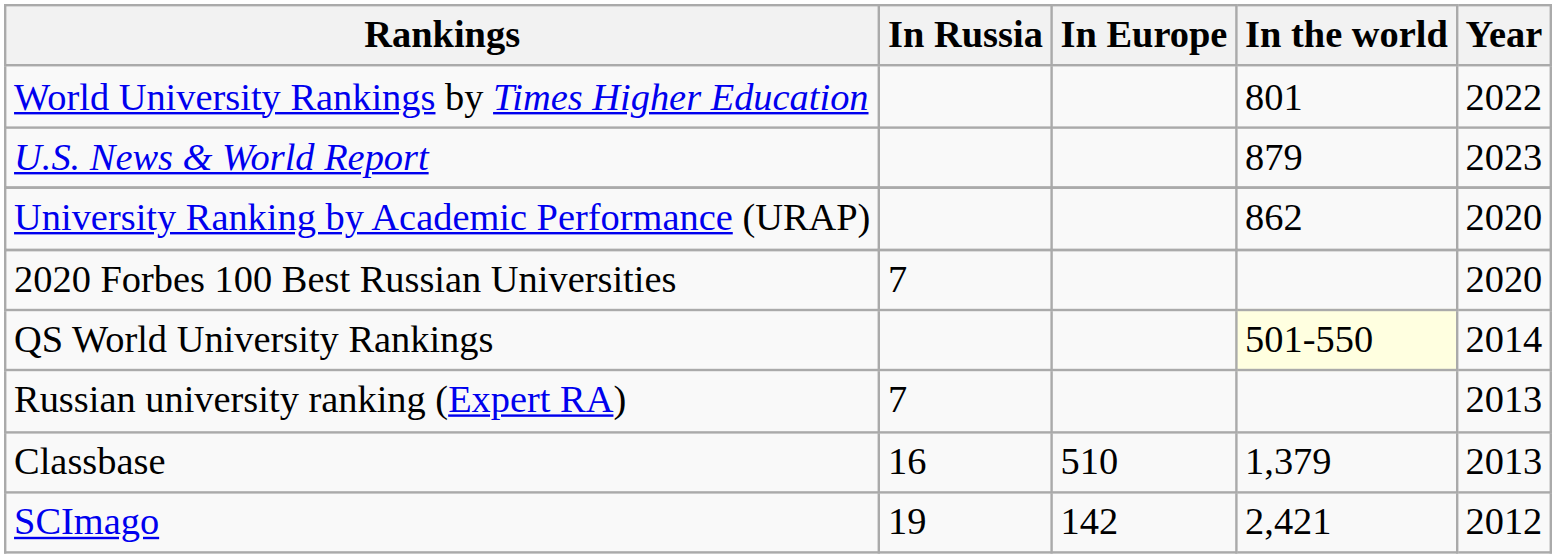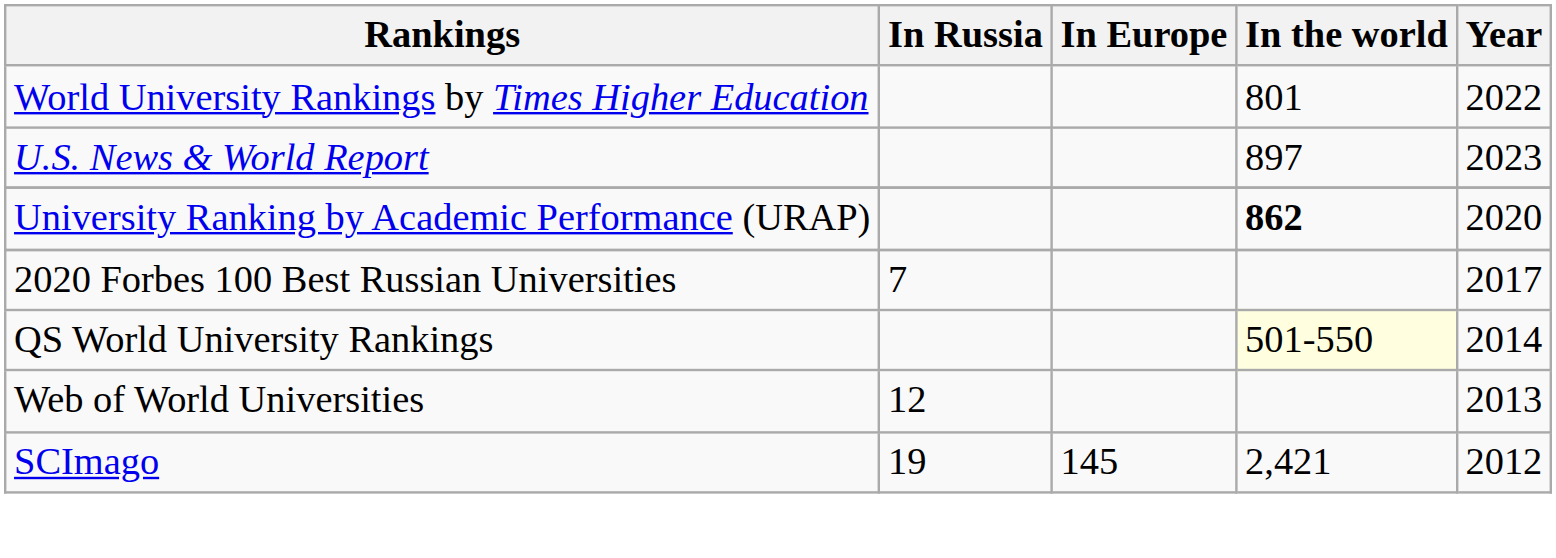(1274, 156) 879 -> (1274, 156) 897
(1274, 217) normal -> (1274, 217) bold
(1504, 278) 2020 -> (1504, 278) 2017
- row: (320, 400)
- row: (90, 461)
+ row: (219, 400)
(1089, 522) 142 -> (1089, 461) 145
